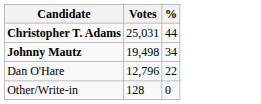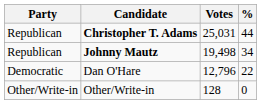+ column: (43, 14)
